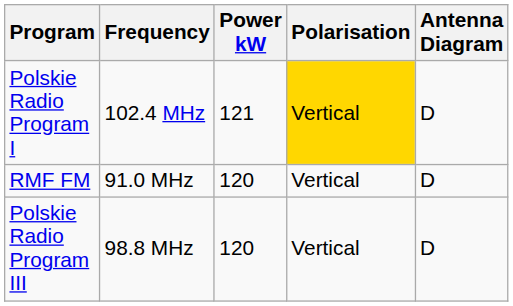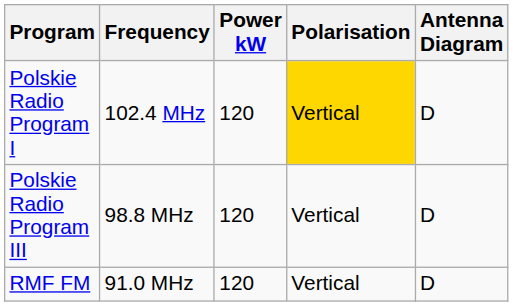(237, 112) 121 -> (237, 112) 120
rows swapped: (49, 248) <-> (50, 180)
